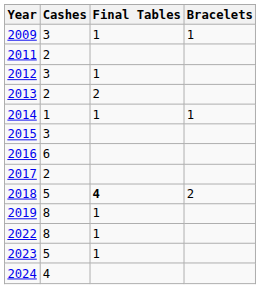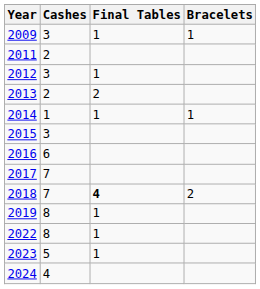(46, 174) 2 -> (46, 174) 7
(46, 194) 5 -> (46, 194) 7
